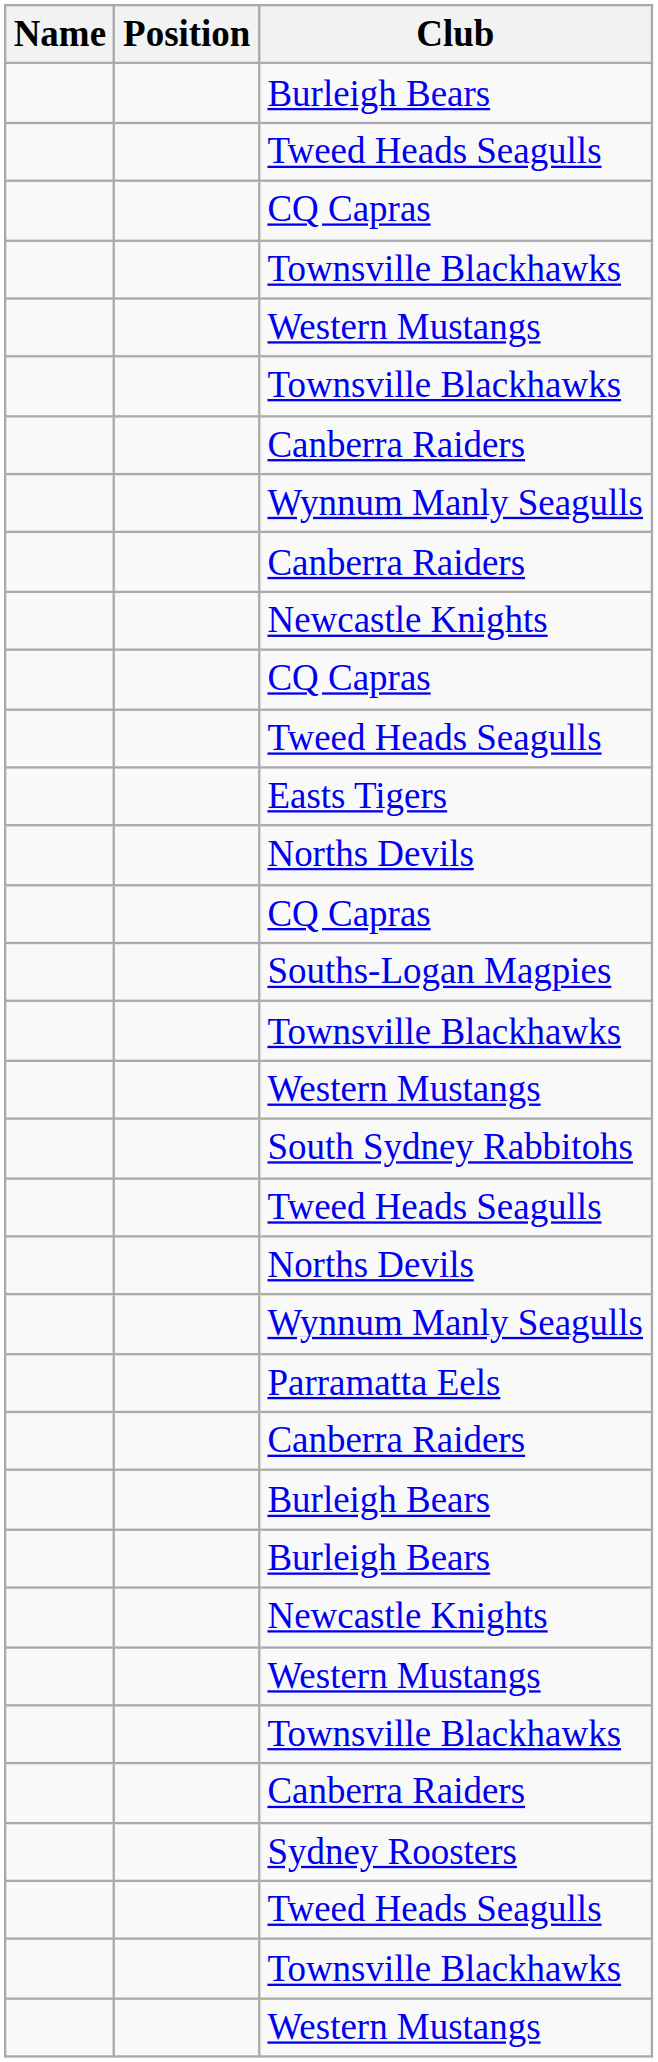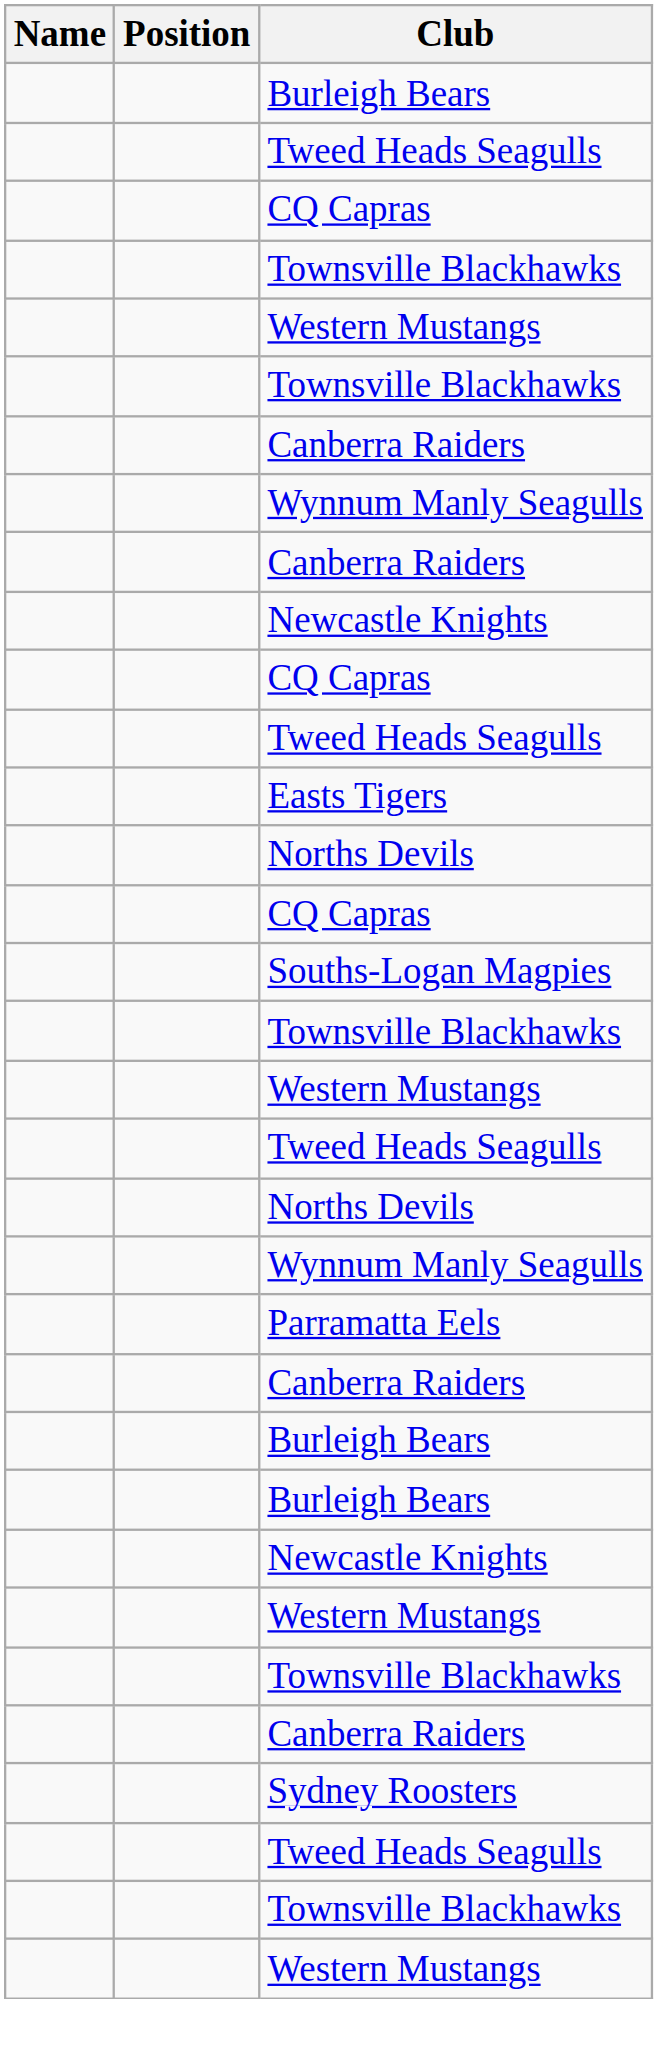- row: (60, 1148)
